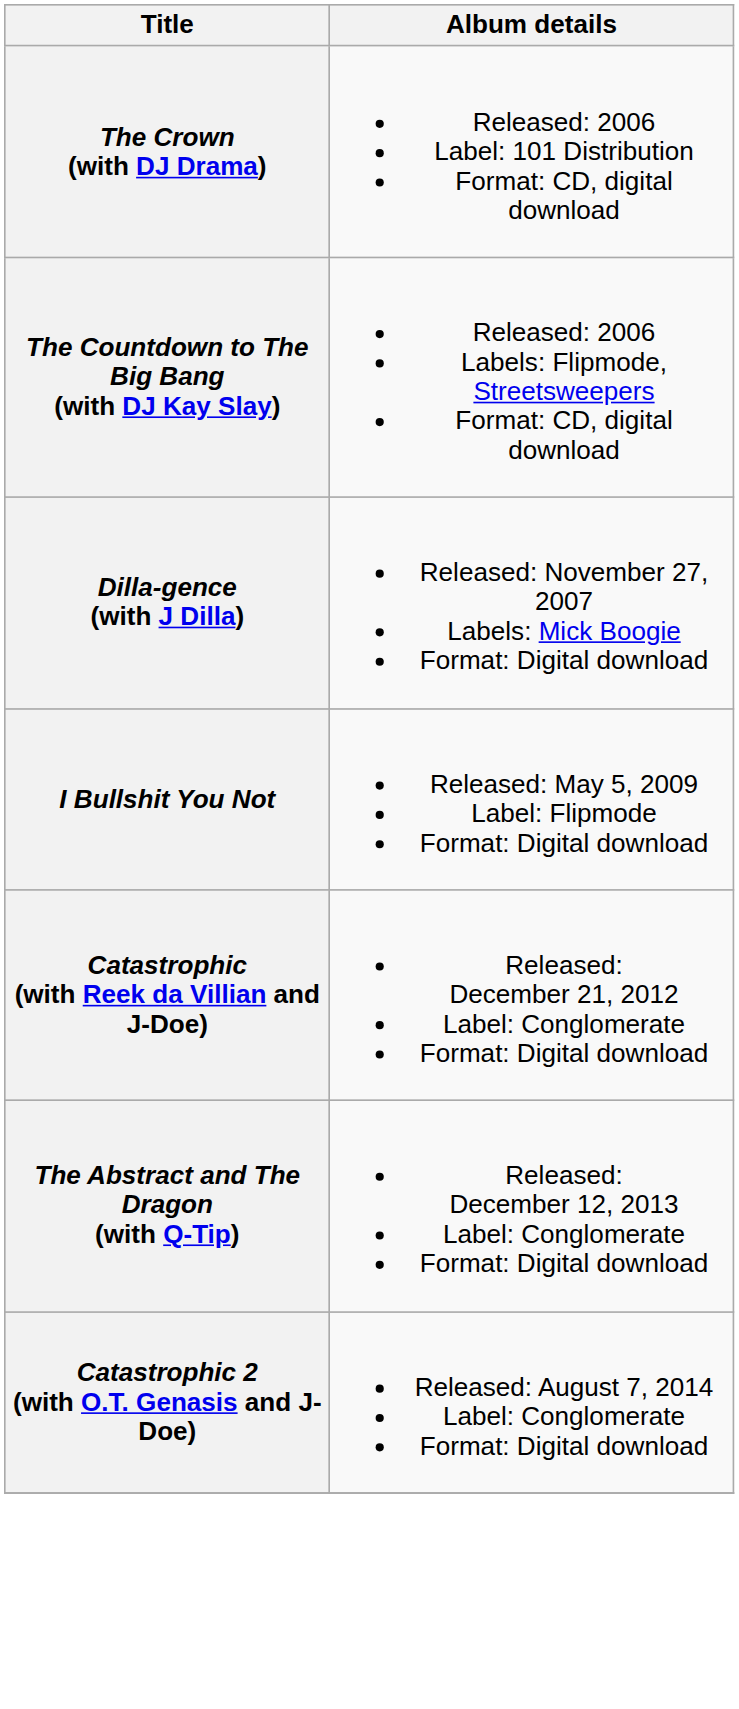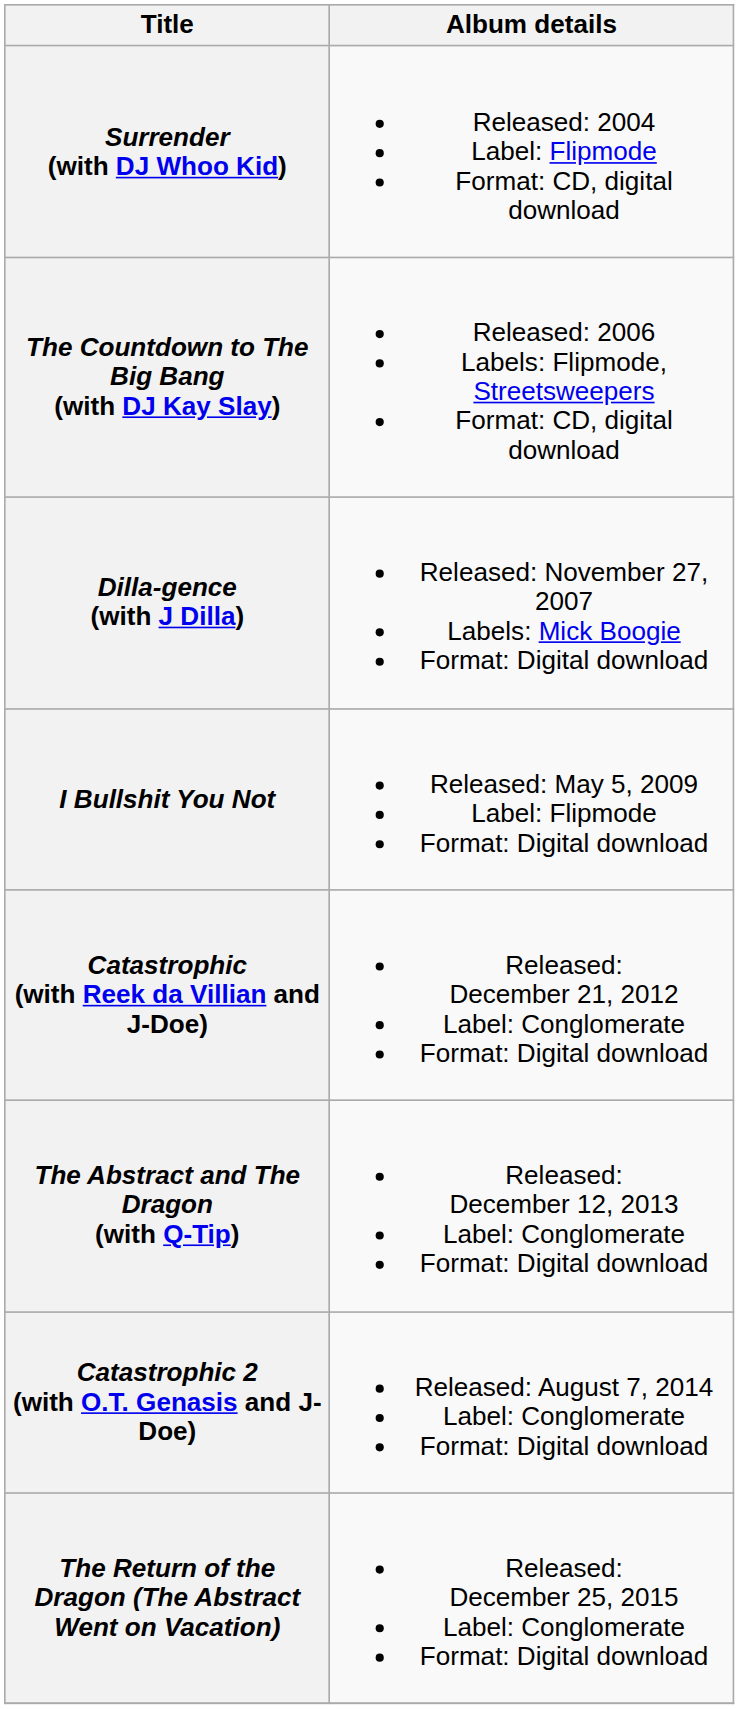+ row: (167, 151)
- row: (167, 151)
+ row: (167, 1598)
